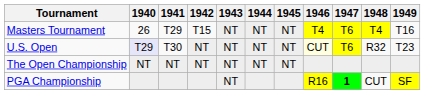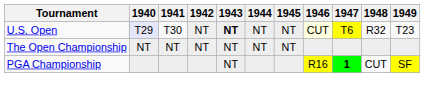- row: (56, 30)
(231, 47) normal -> (231, 30) bold
